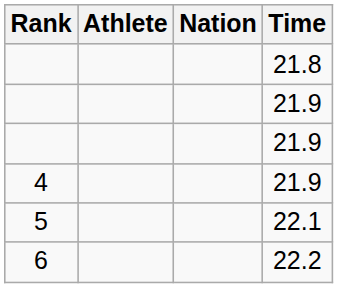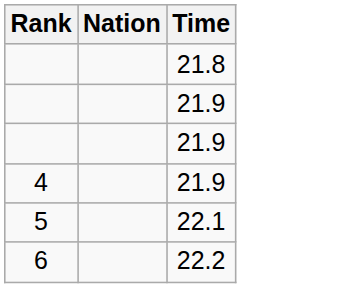- column: (125, 24)
